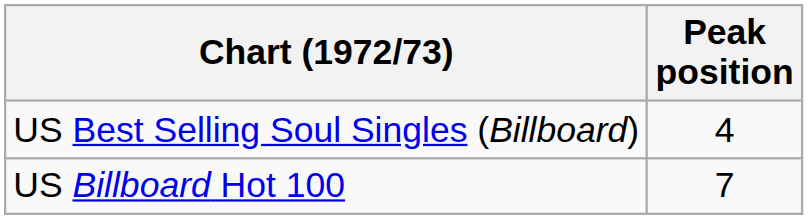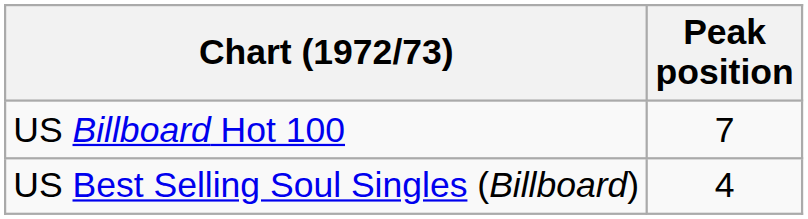rows swapped: (179, 185) <-> (326, 128)
